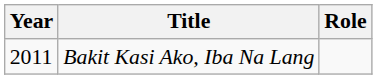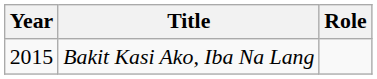(31, 56) 2011 -> (31, 56) 2015
